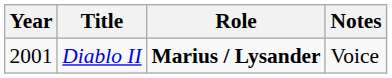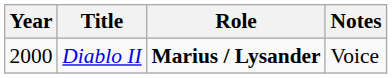(31, 55) 2001 -> (31, 55) 2000
